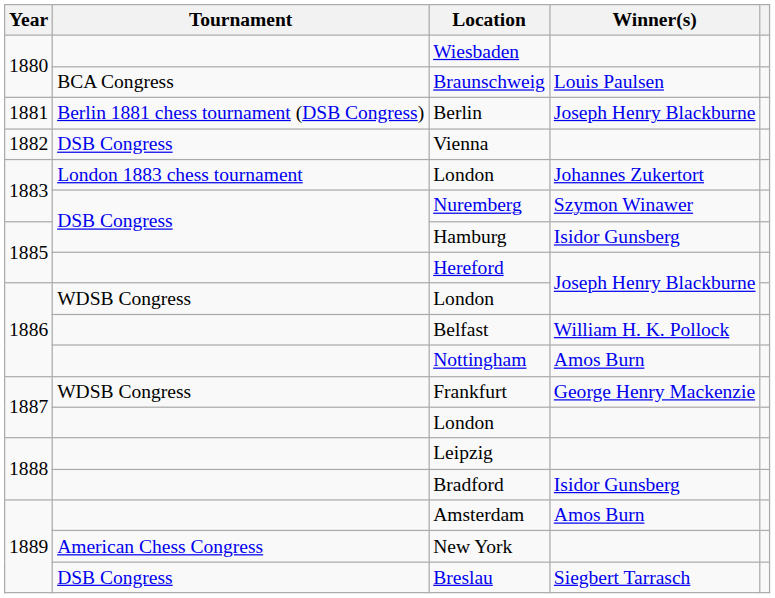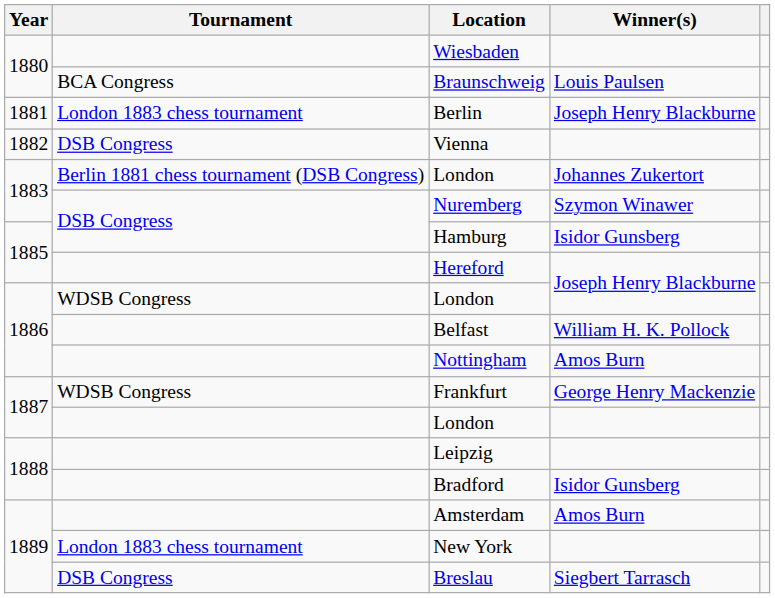(241, 112) Berlin 1881 chess tournament (DSB Congress) -> (180, 112) London 1883 chess tournament
(180, 174) London 1883 chess tournament -> (241, 174) Berlin 1881 chess tournament (DSB Congress)
(160, 546) American Chess Congress -> (180, 546) London 1883 chess tournament
